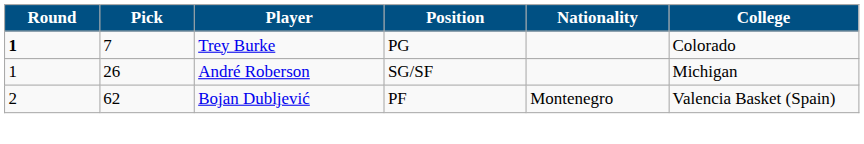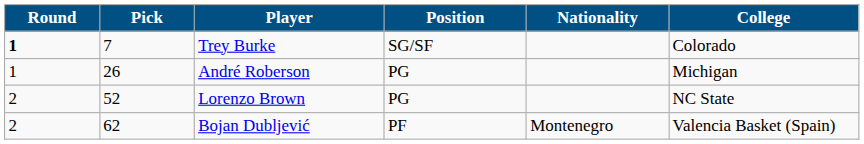(399, 44) PG -> (411, 44) SG/SF
(411, 71) SG/SF -> (399, 71) PG
+ row: (252, 98)
